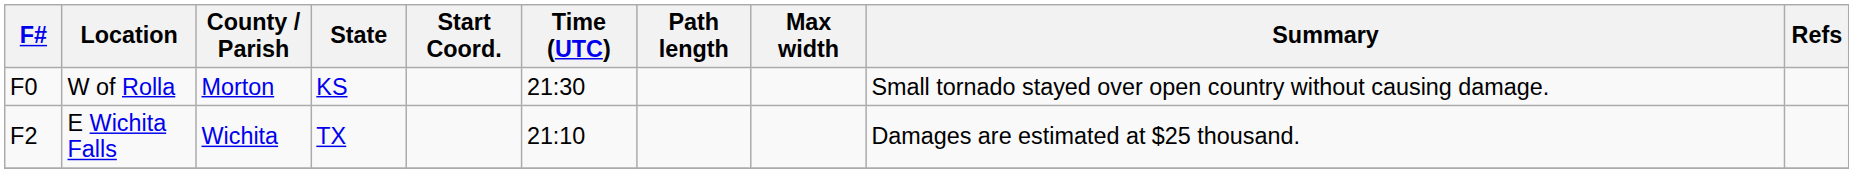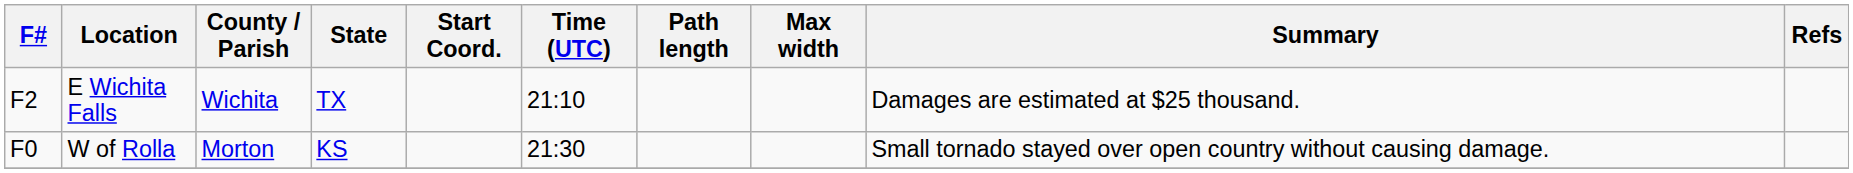rows swapped: (117, 136) <-> (121, 86)
